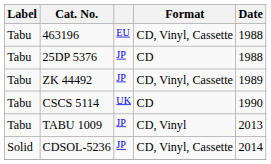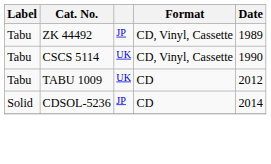- row: (61, 35)
- row: (70, 57)
(145, 102) CD -> (185, 57) CD, Vinyl, Cassette
(121, 122) JP -> (124, 77) UK
(161, 125) CD, Vinyl -> (145, 80) CD
(251, 125) 2013 -> (251, 80) 2012
(185, 147) CD, Vinyl, Cassette -> (145, 102) CD
